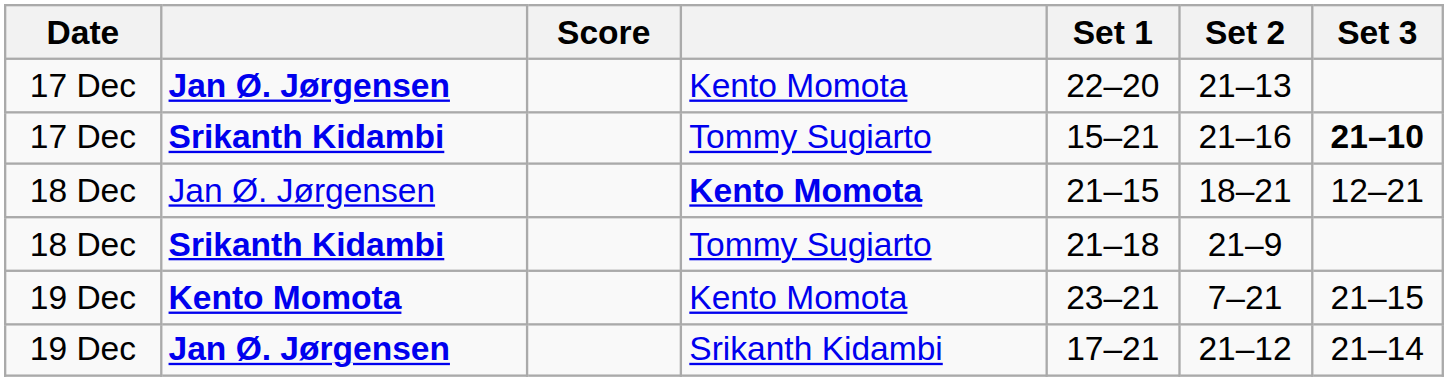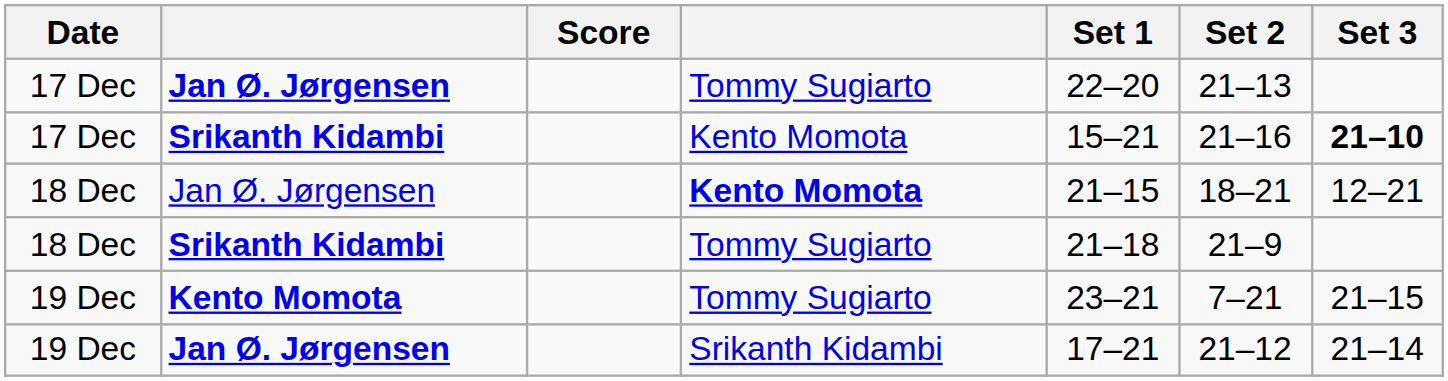(798, 85) Kento Momota -> (810, 85) Tommy Sugiarto
(810, 138) Tommy Sugiarto -> (798, 138) Kento Momota
(798, 297) Kento Momota -> (810, 297) Tommy Sugiarto
